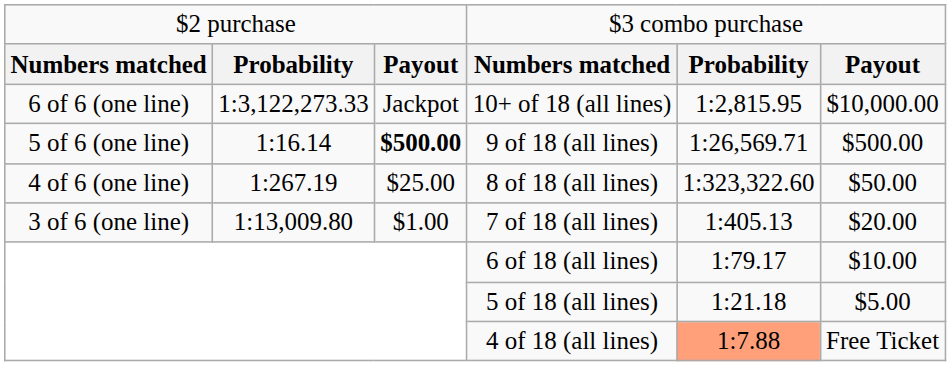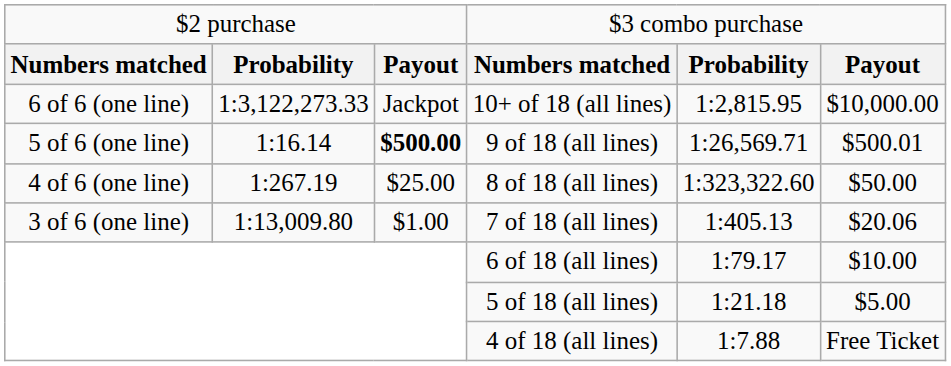(883, 143) $500.00 -> (883, 143) $500.01
(883, 222) $20.00 -> (883, 222) $20.06
(749, 340) lightsalmon background -> (749, 340) no background
